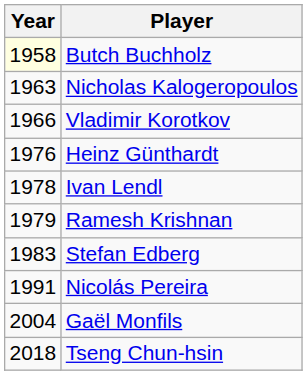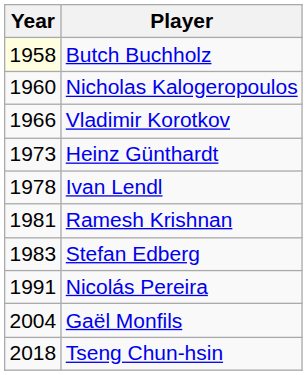(33, 87) 1963 -> (33, 87) 1960
(33, 154) 1976 -> (33, 154) 1973
(33, 220) 1979 -> (33, 220) 1981
